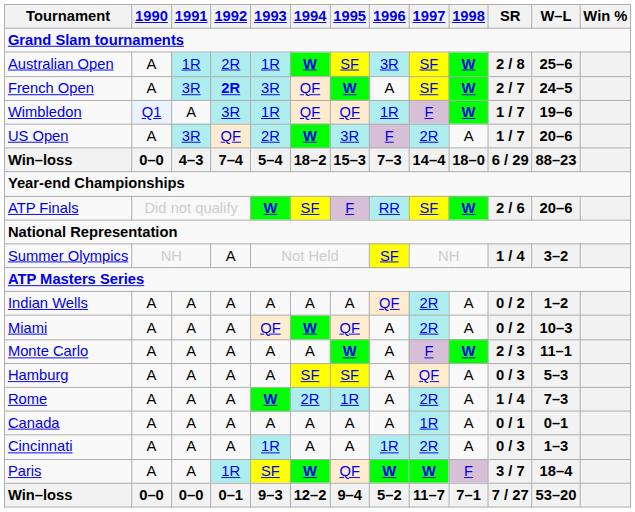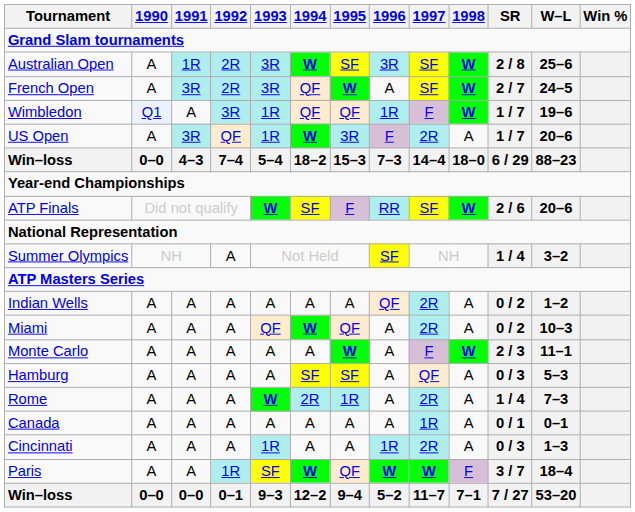(270, 63) 1R -> (270, 63) 3R
(231, 87) bold -> (231, 87) normal
(270, 135) 2R -> (270, 135) 1R
